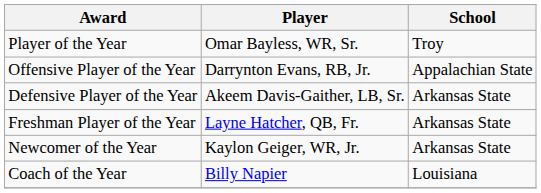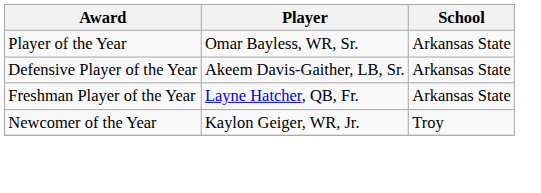(428, 43) Troy -> (462, 43) Arkansas State
- row: (102, 69)
(462, 148) Arkansas State -> (428, 122) Troy
- row: (67, 174)
